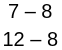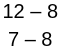rows swapped: (30, 11) <-> (30, 39)
